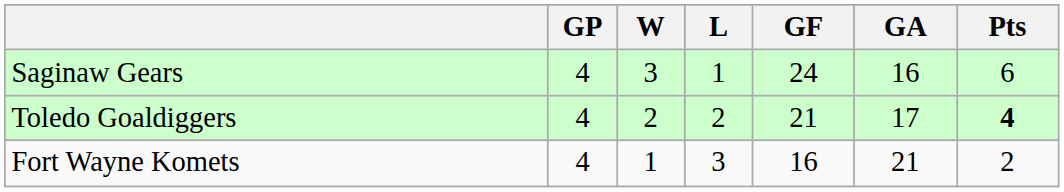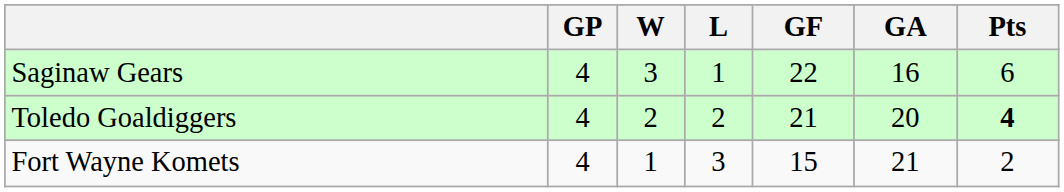(803, 72) 24 -> (803, 72) 22
(905, 117) 17 -> (905, 117) 20
(803, 162) 16 -> (803, 162) 15
